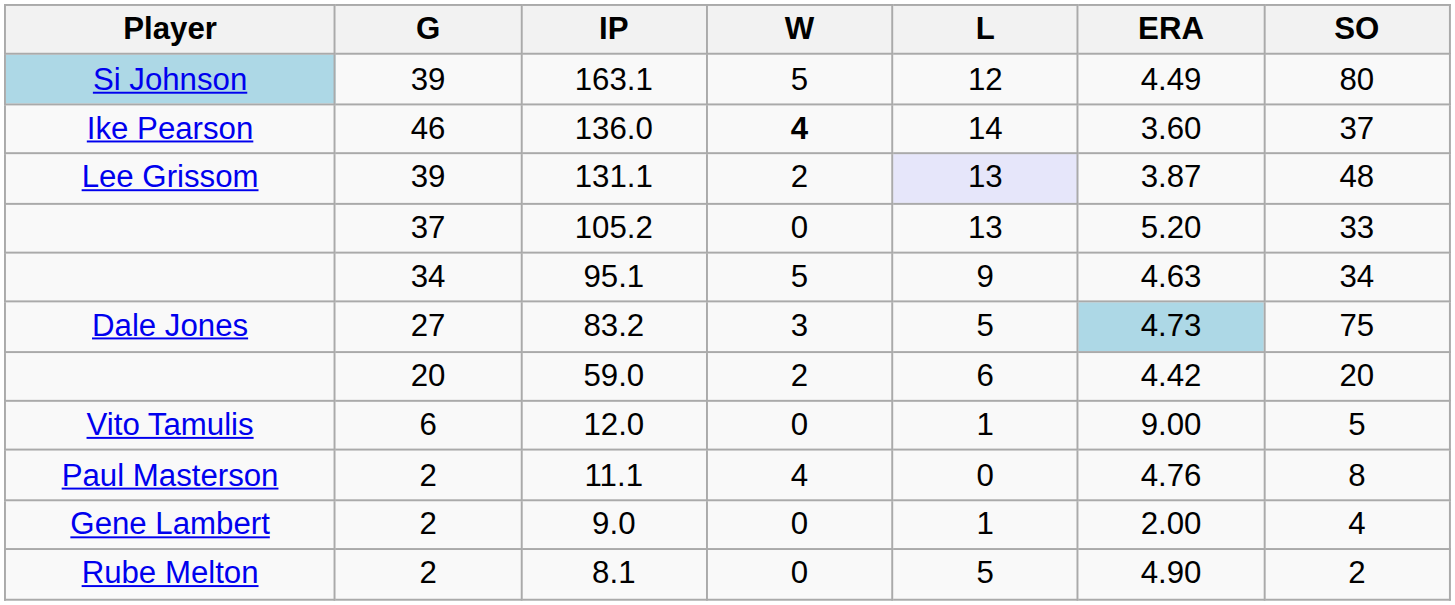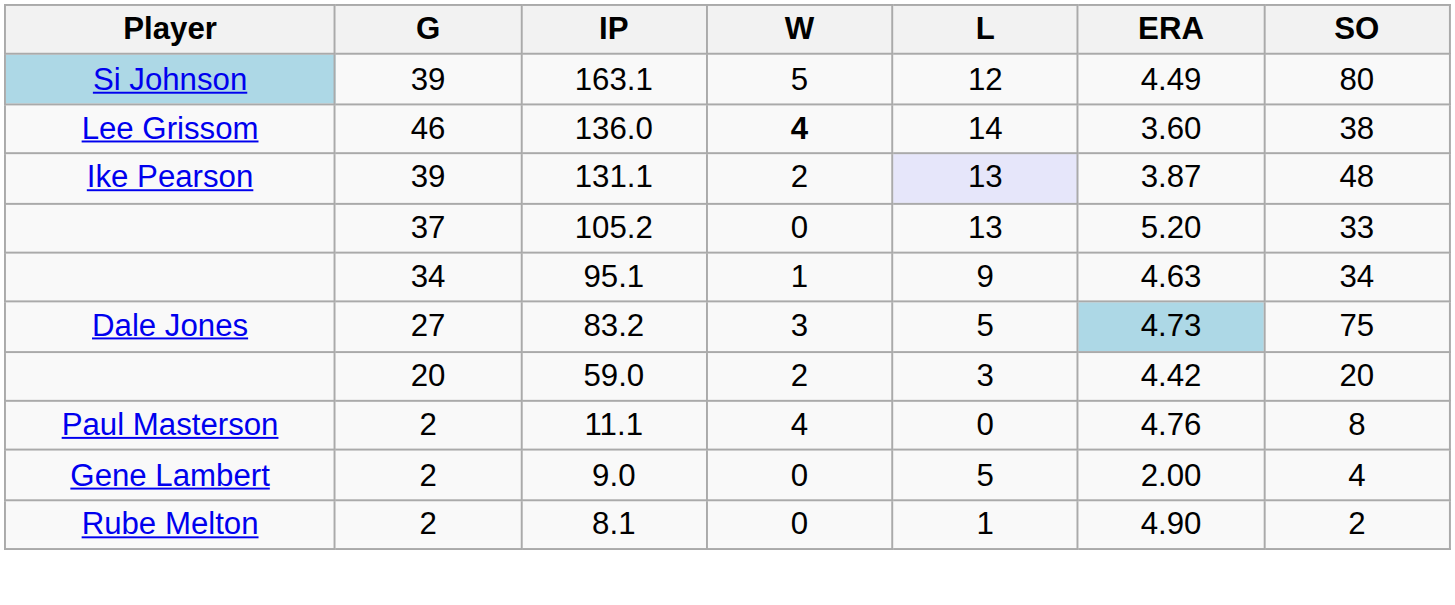(170, 128) Ike Pearson -> (170, 128) Lee Grissom
(1357, 128) 37 -> (1357, 128) 38
(170, 177) Lee Grissom -> (170, 177) Ike Pearson
(800, 276) 5 -> (800, 276) 1
(985, 375) 6 -> (985, 375) 3
- row: (614, 425)
(985, 524) 1 -> (985, 474) 5
(985, 573) 5 -> (985, 524) 1
